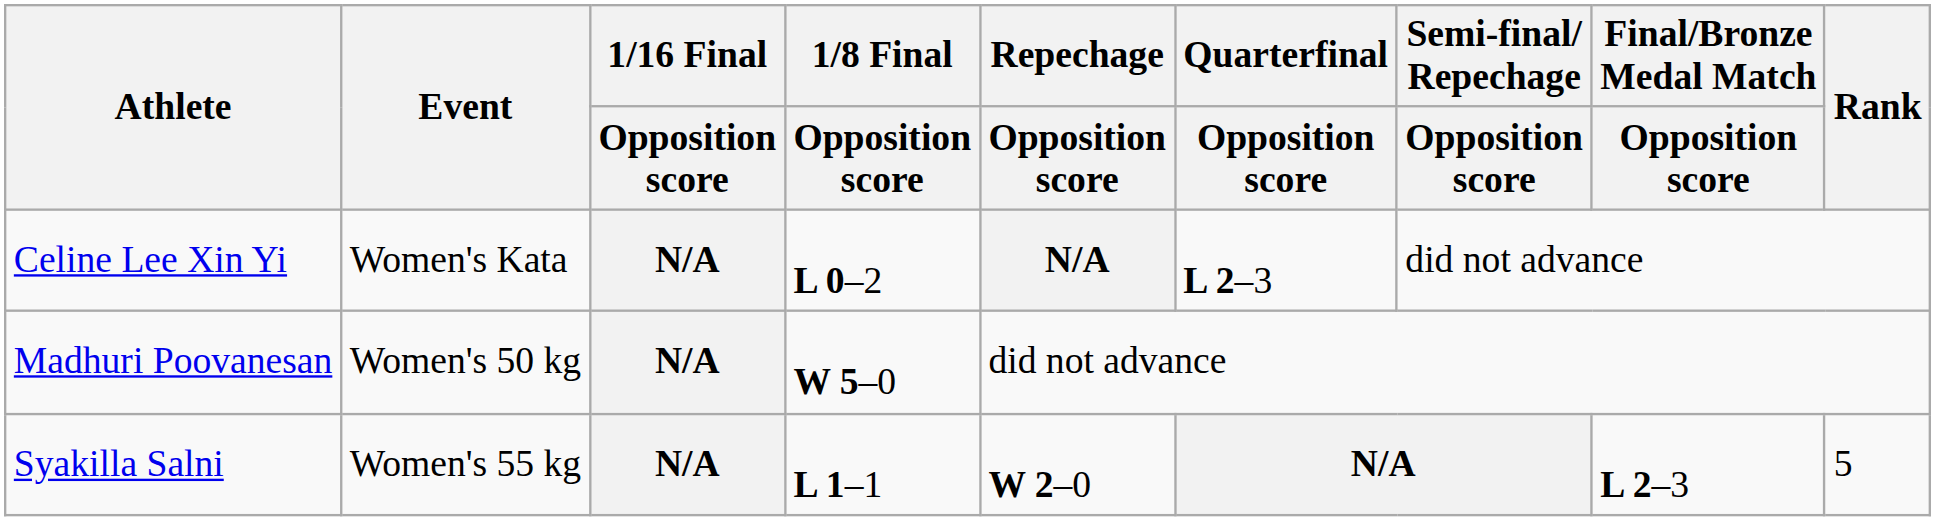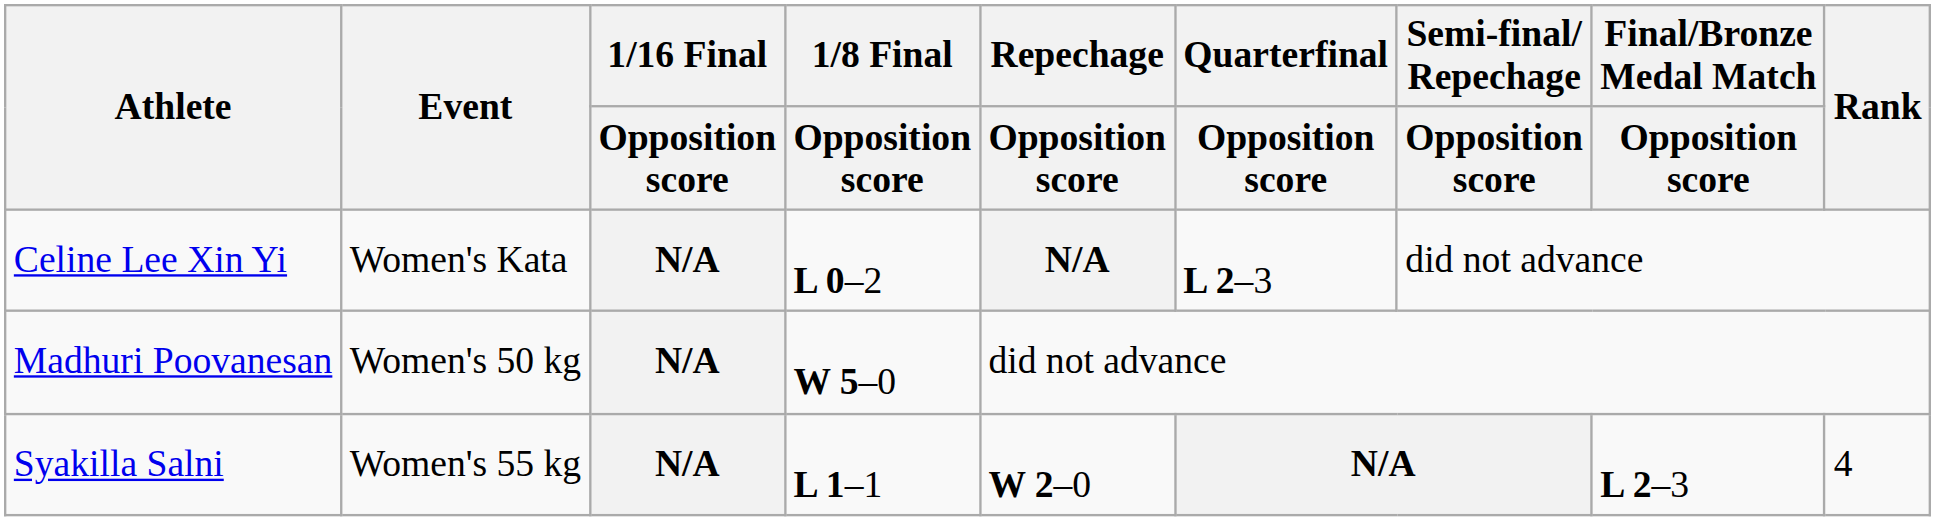(1843, 463) 5 -> (1843, 463) 4
